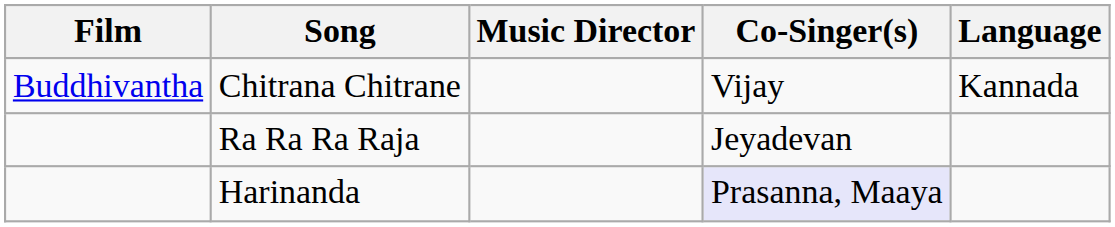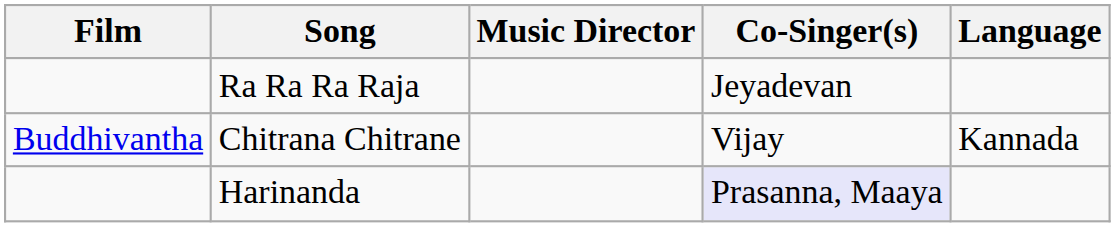rows swapped: (340, 85) <-> (319, 138)
